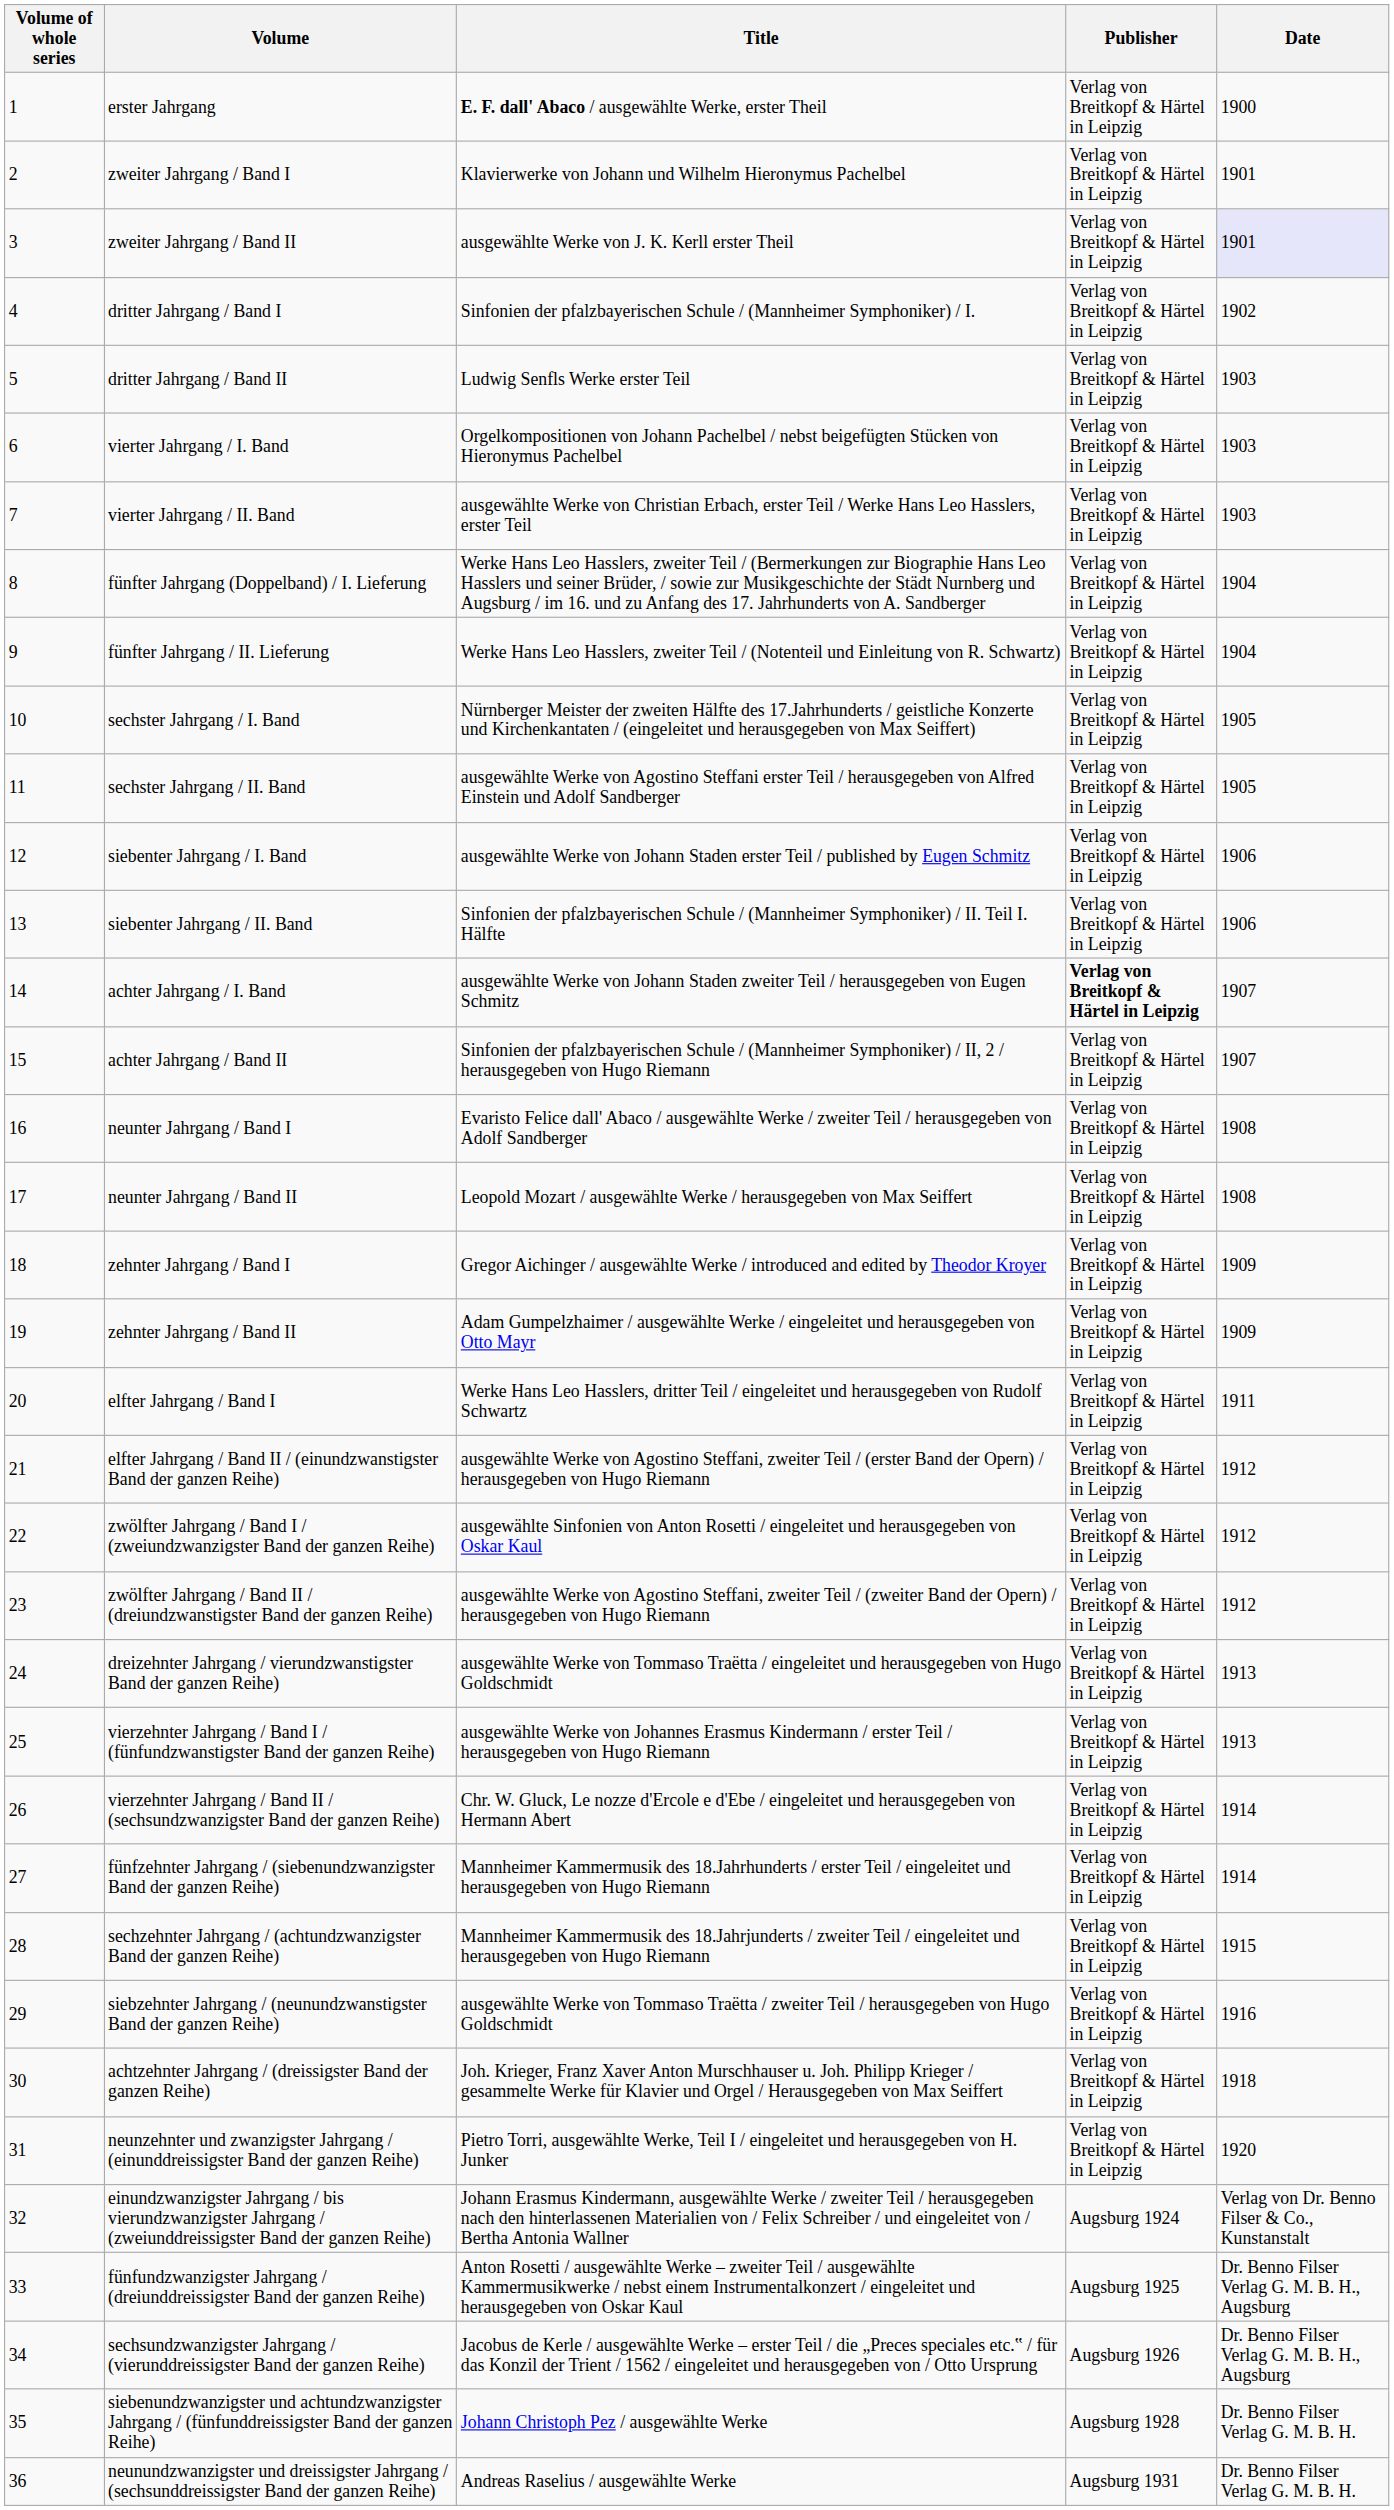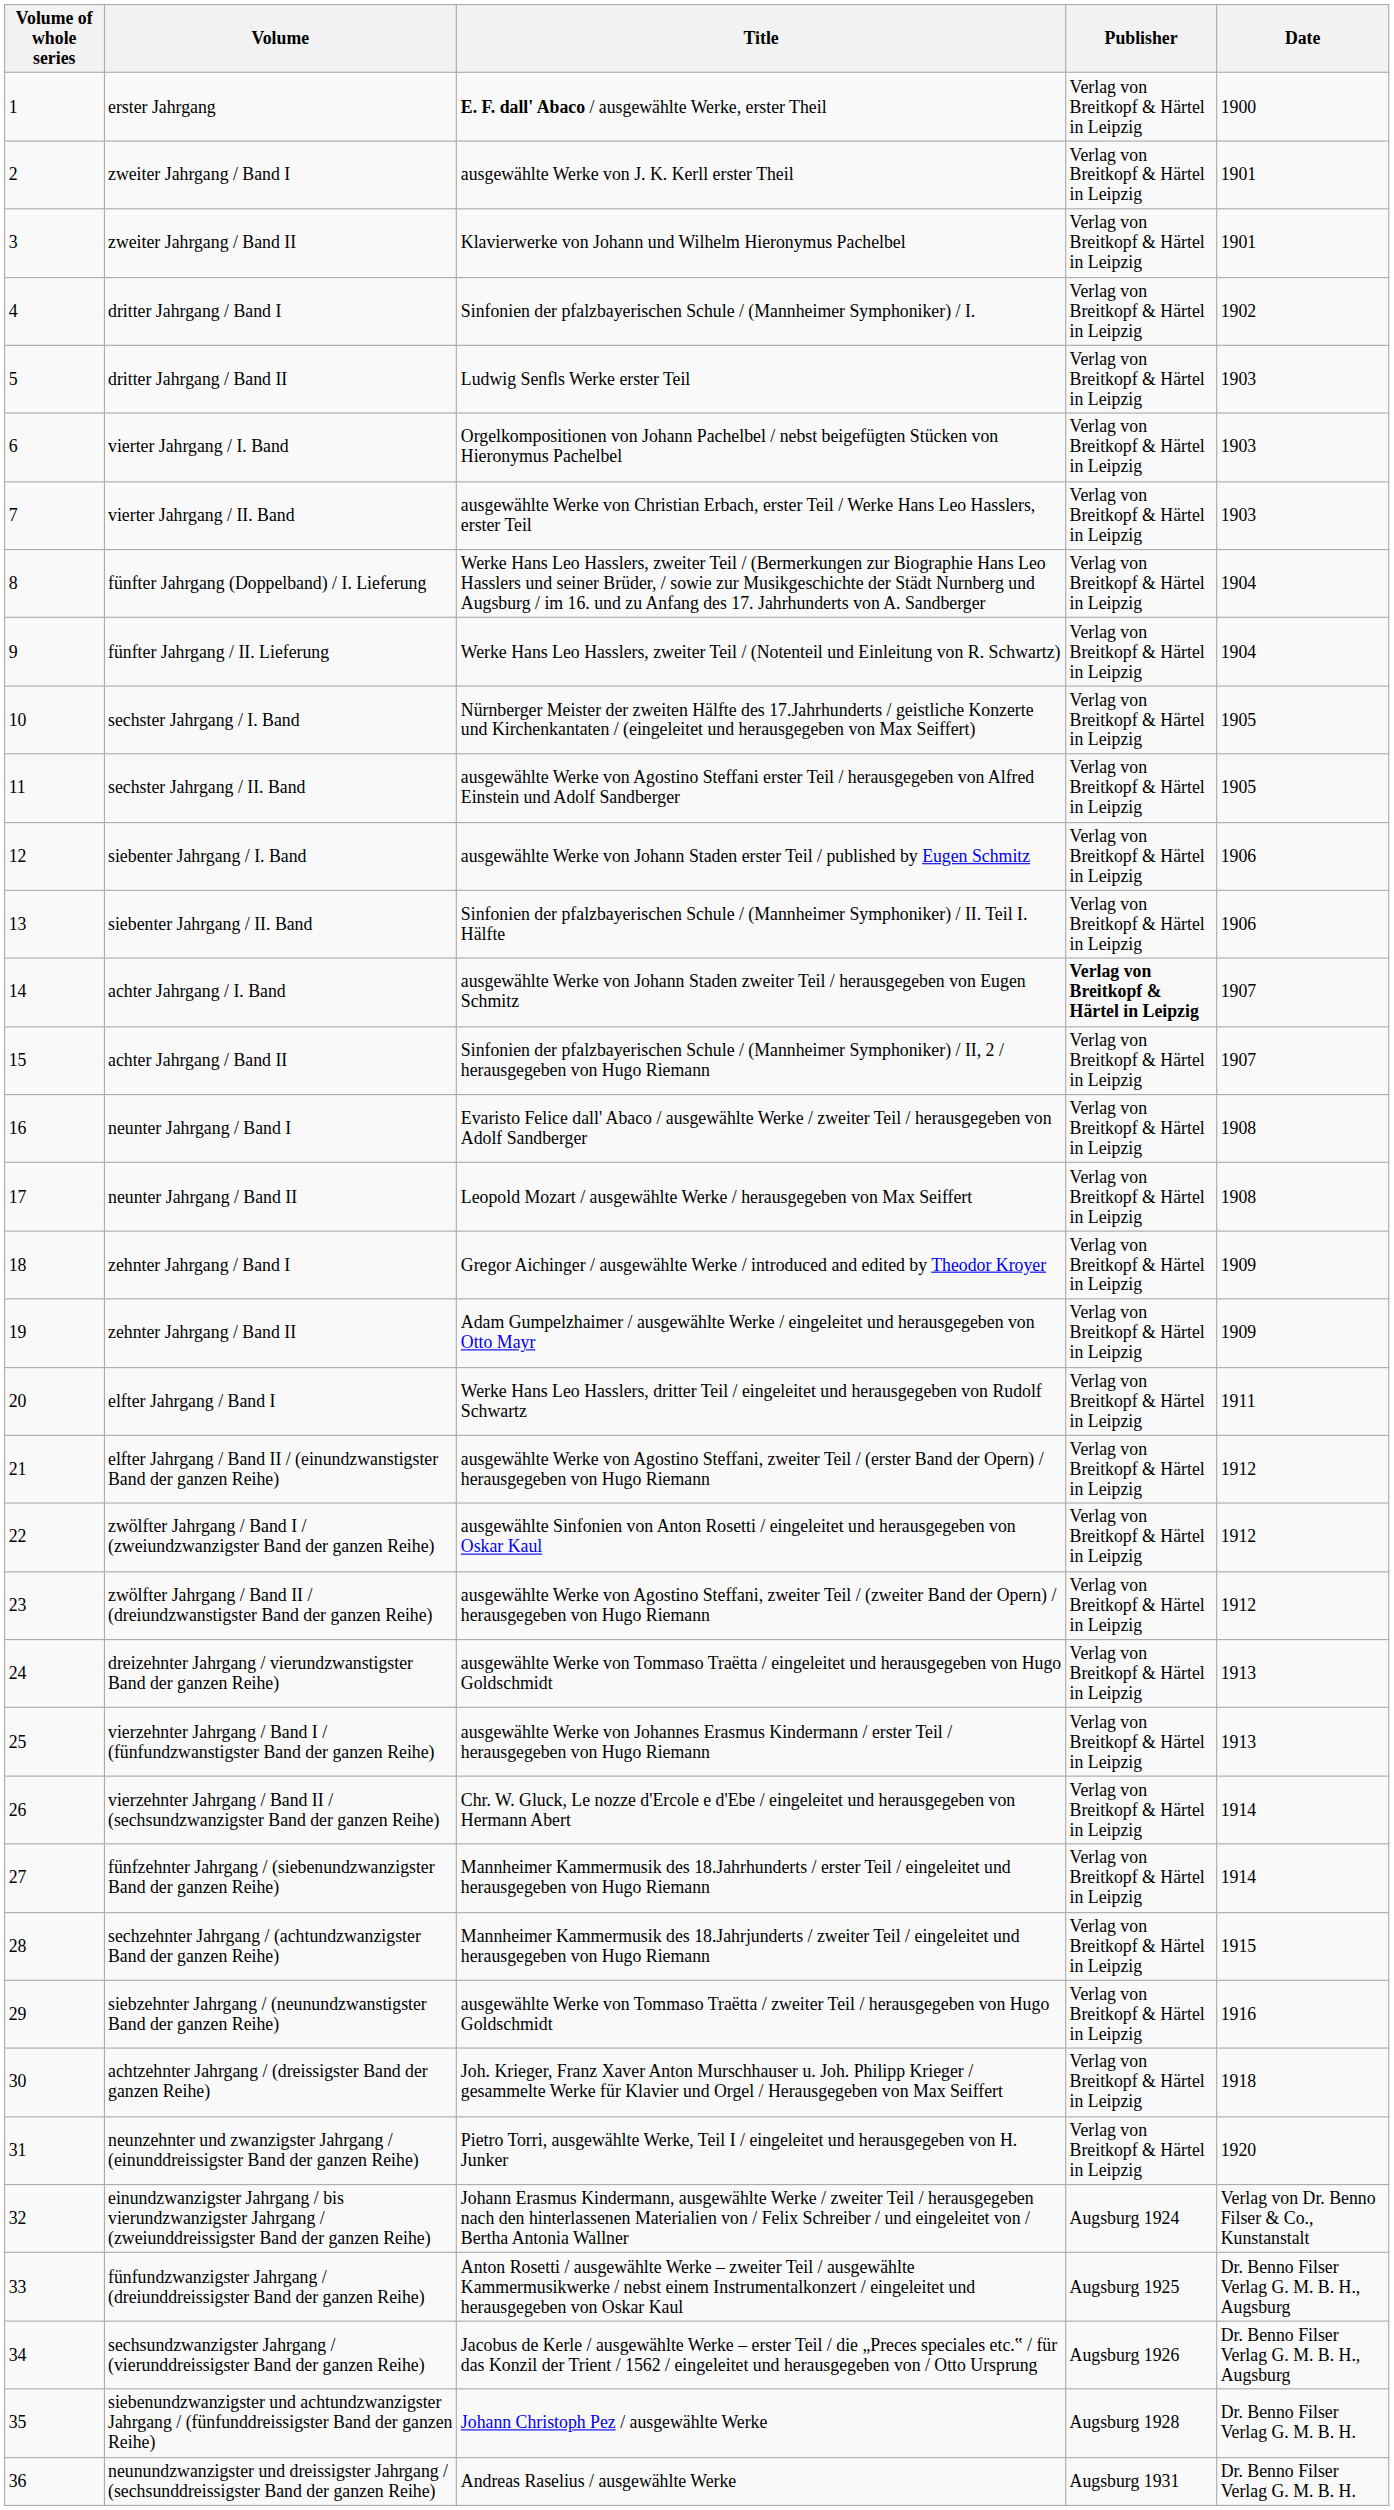(683, 174) Klavierwerke von Johann und Wilhelm Hieronymus Pachelbel -> (627, 174) ausgewählte Werke von J. K. Kerll erster Theil
(627, 242) ausgewählte Werke von J. K. Kerll erster Theil -> (683, 242) Klavierwerke von Johann und Wilhelm Hieronymus Pachelbel
(1238, 242) lavender background -> (1238, 242) no background
